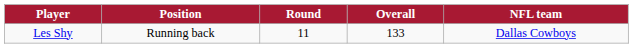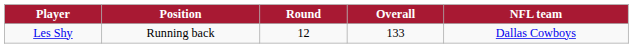(303, 33) 11 -> (303, 33) 12
